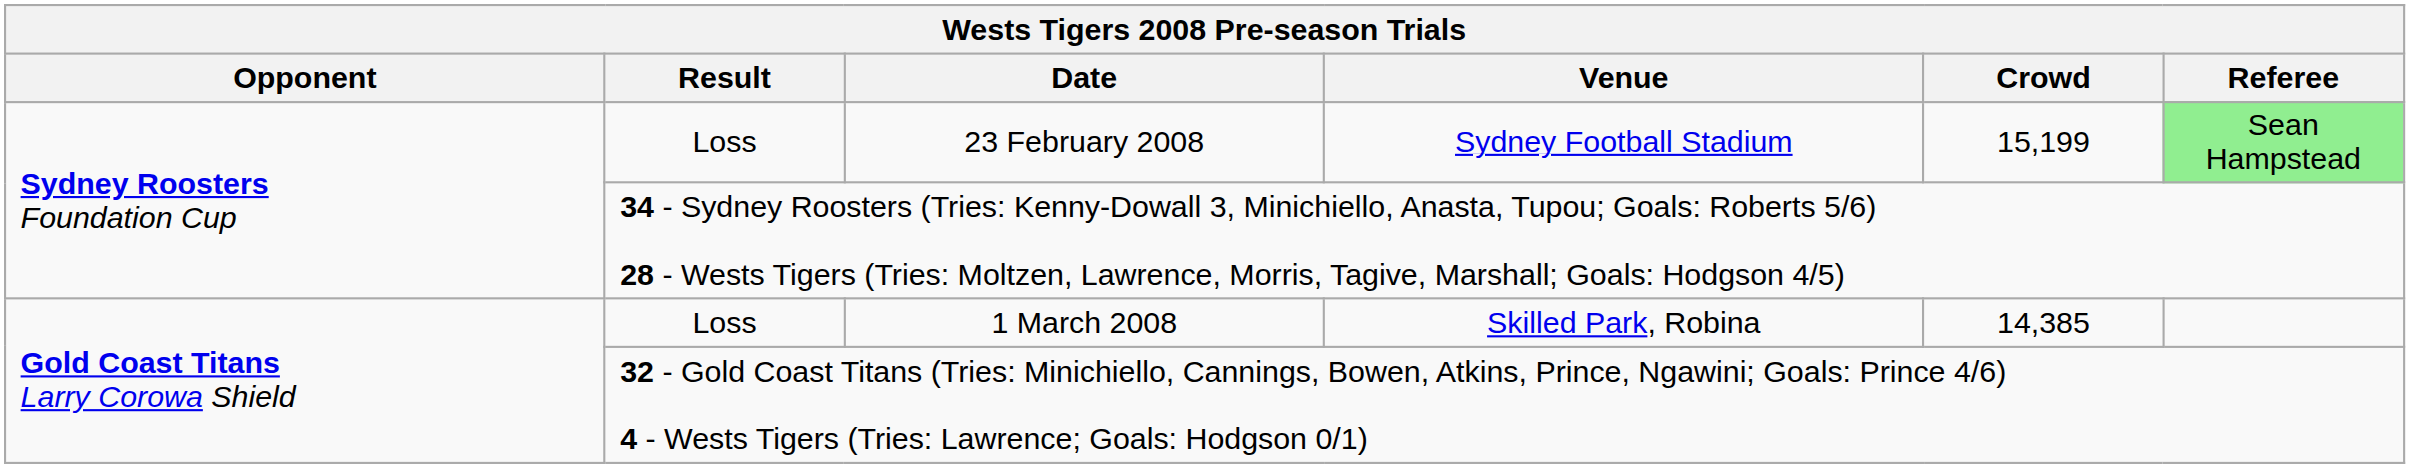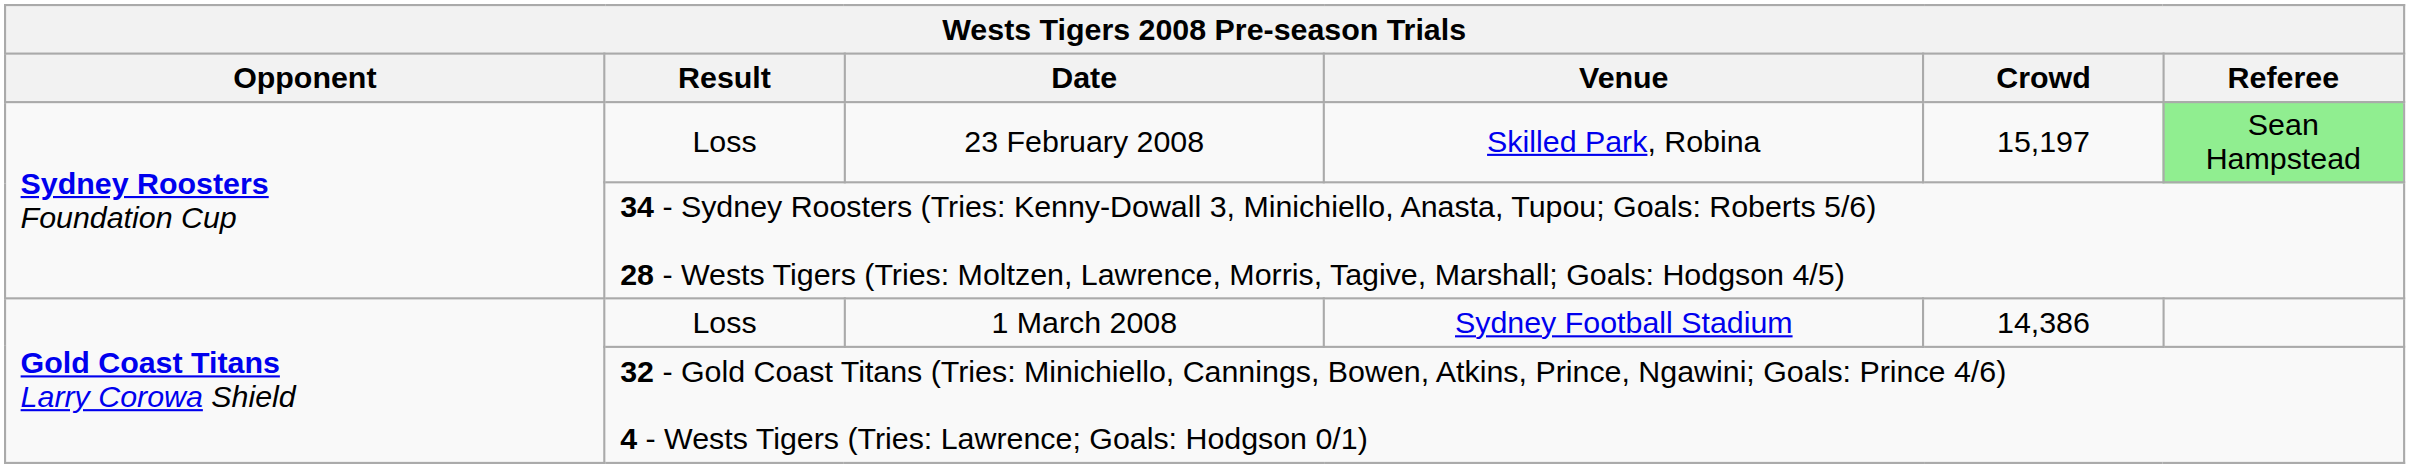(1624, 142) Sydney Football Stadium -> (1624, 142) Skilled Park, Robina
(2043, 142) 15,199 -> (2043, 142) 15,197
(1624, 323) Skilled Park, Robina -> (1624, 323) Sydney Football Stadium
(2043, 323) 14,385 -> (2043, 323) 14,386
